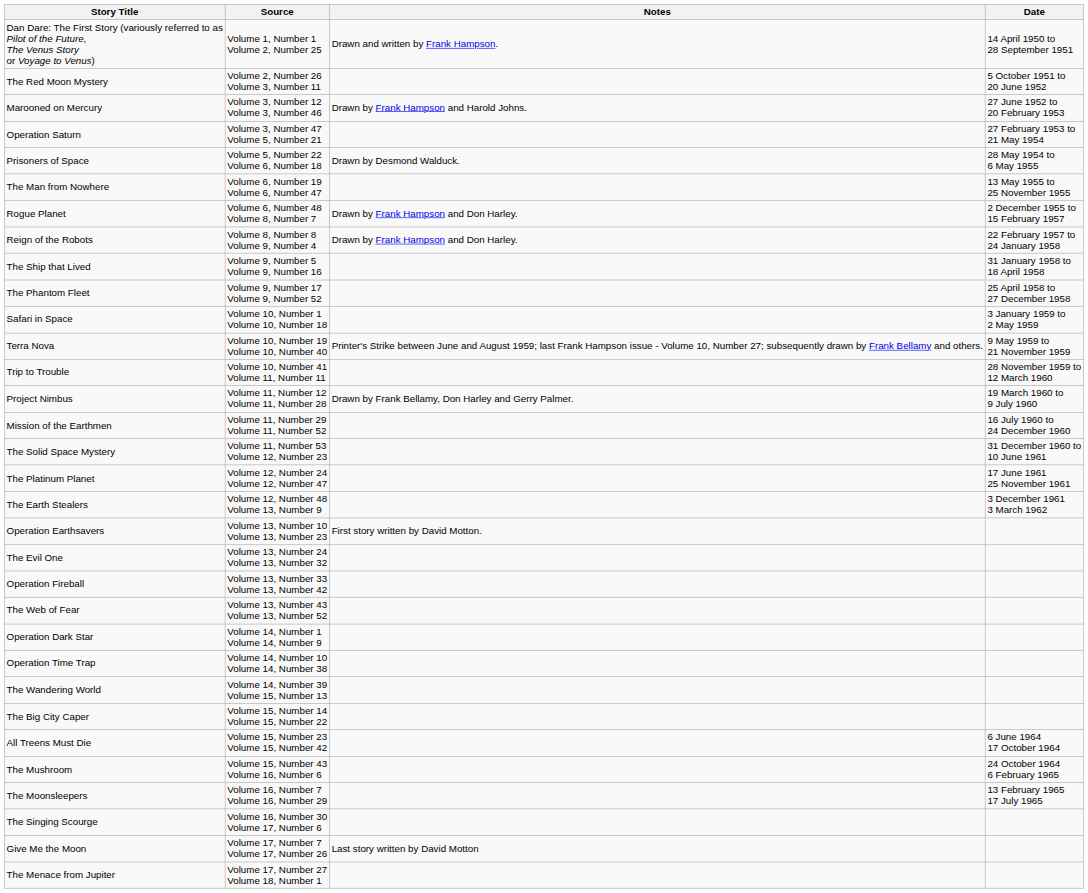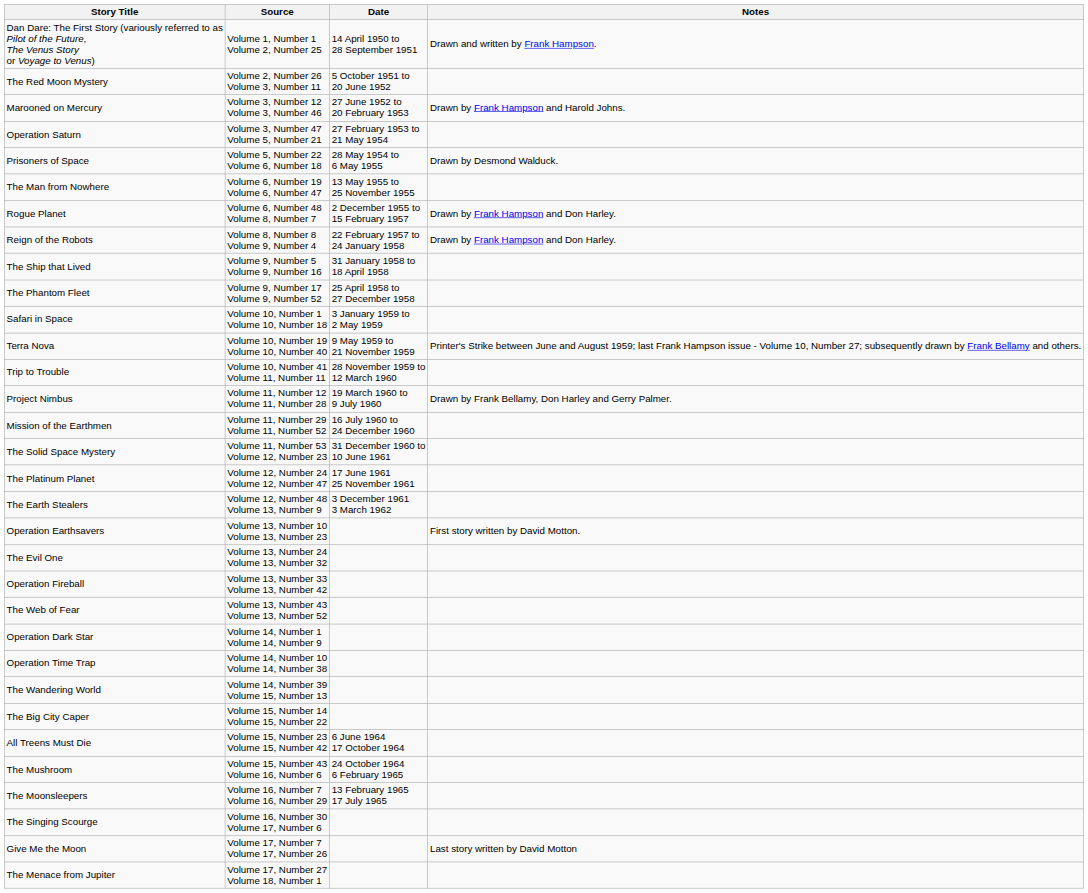columns swapped: (1034, 12) <-> (657, 12)
